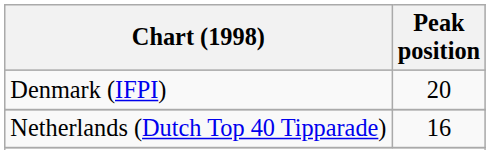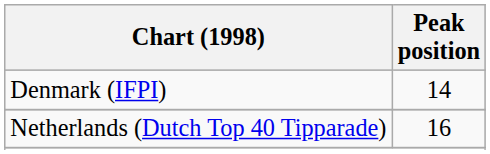(439, 89) 20 -> (439, 89) 14
